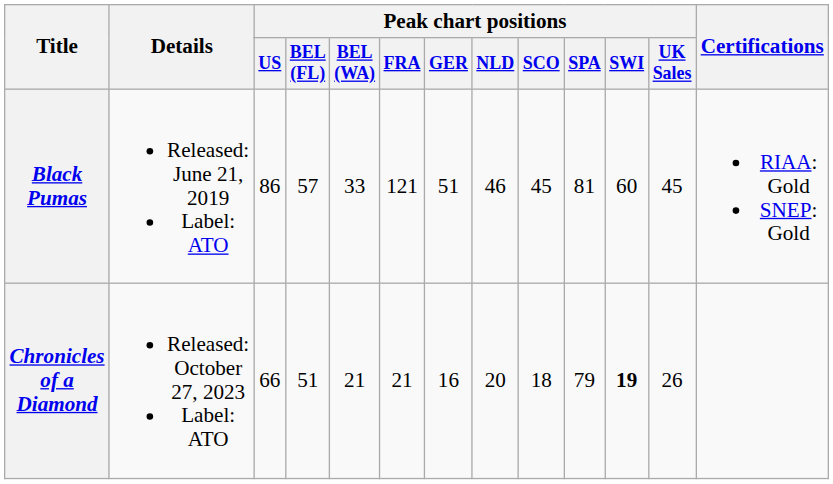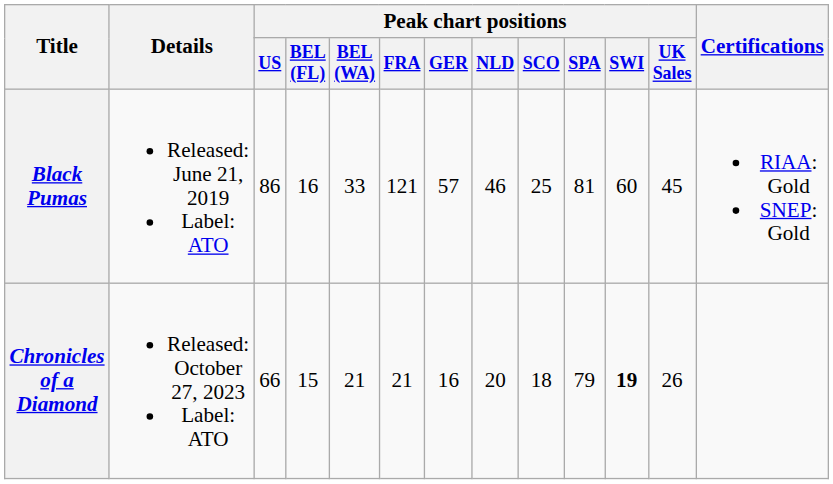(308, 186) 57 -> (308, 186) 16
(448, 186) 51 -> (448, 186) 57
(541, 186) 45 -> (541, 186) 25
(308, 380) 51 -> (308, 380) 15
